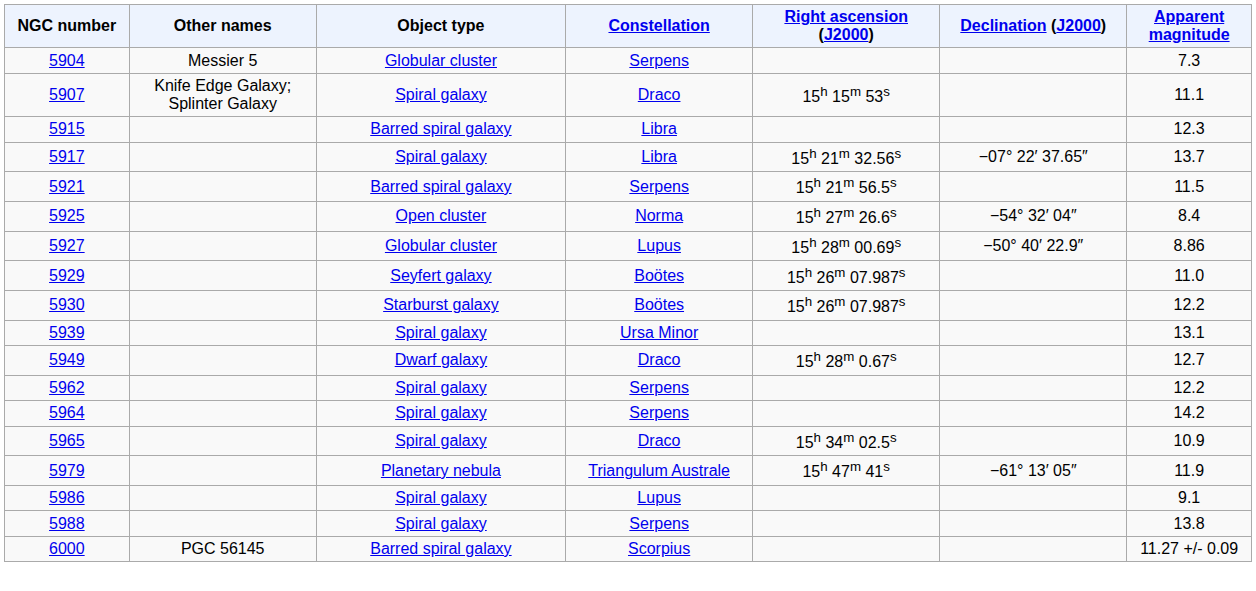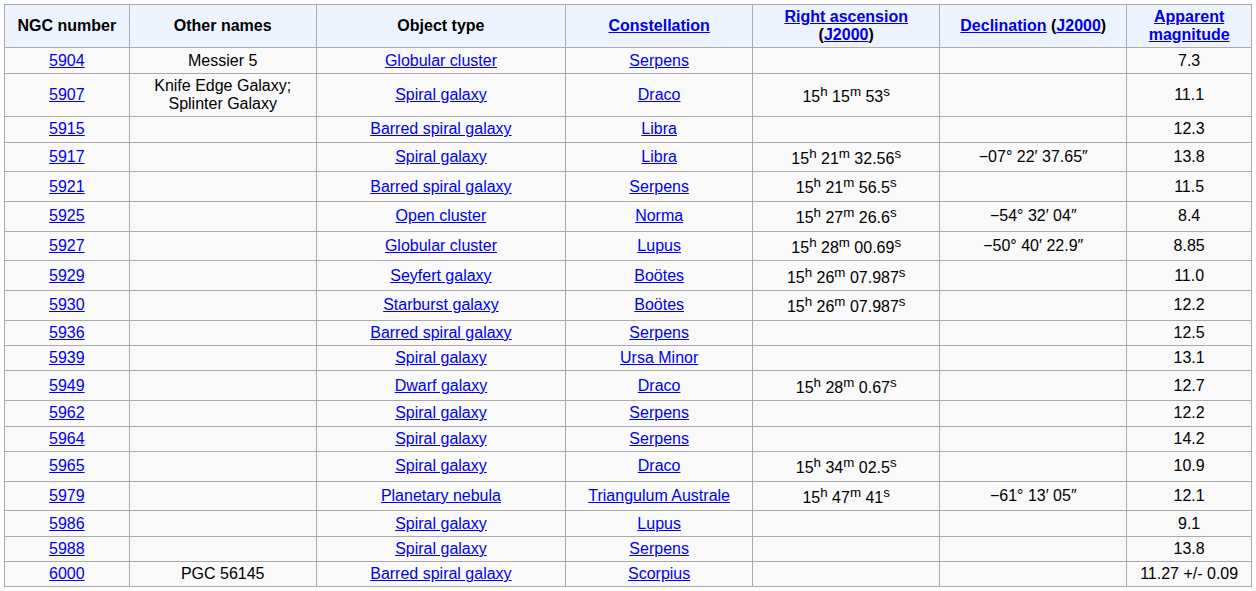(1189, 156) 13.7 -> (1189, 156) 13.8
(1189, 245) 8.86 -> (1189, 245) 8.85
+ row: (67, 332)
(1189, 470) 11.9 -> (1189, 495) 12.1
